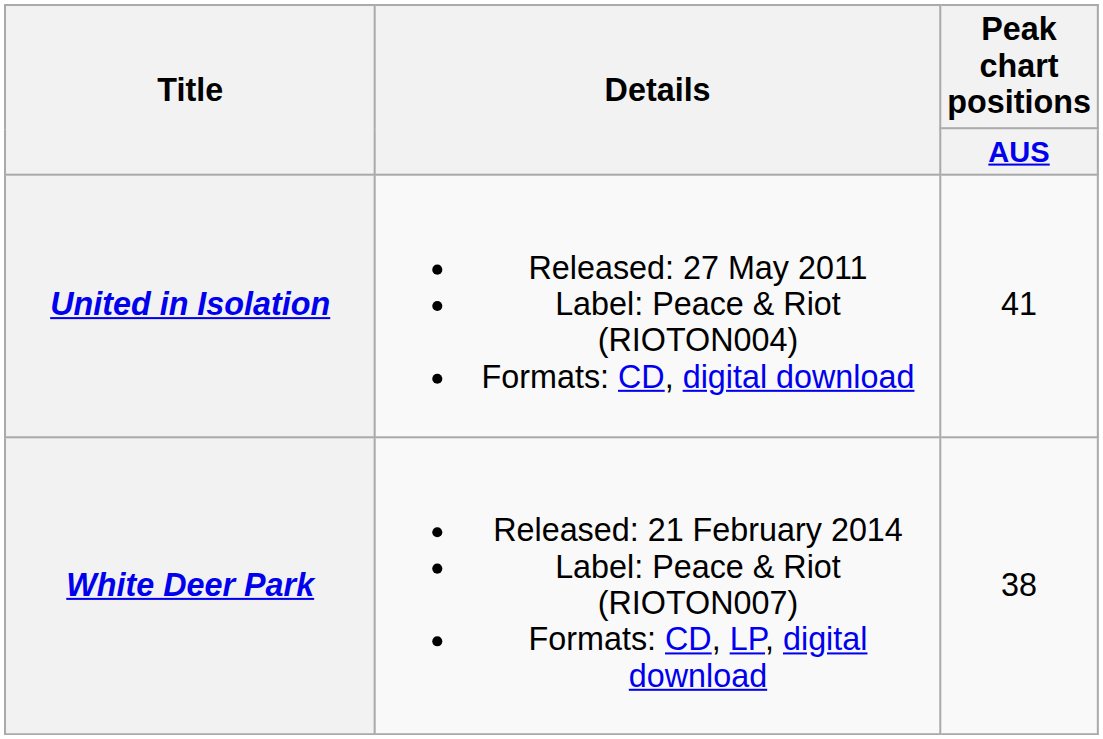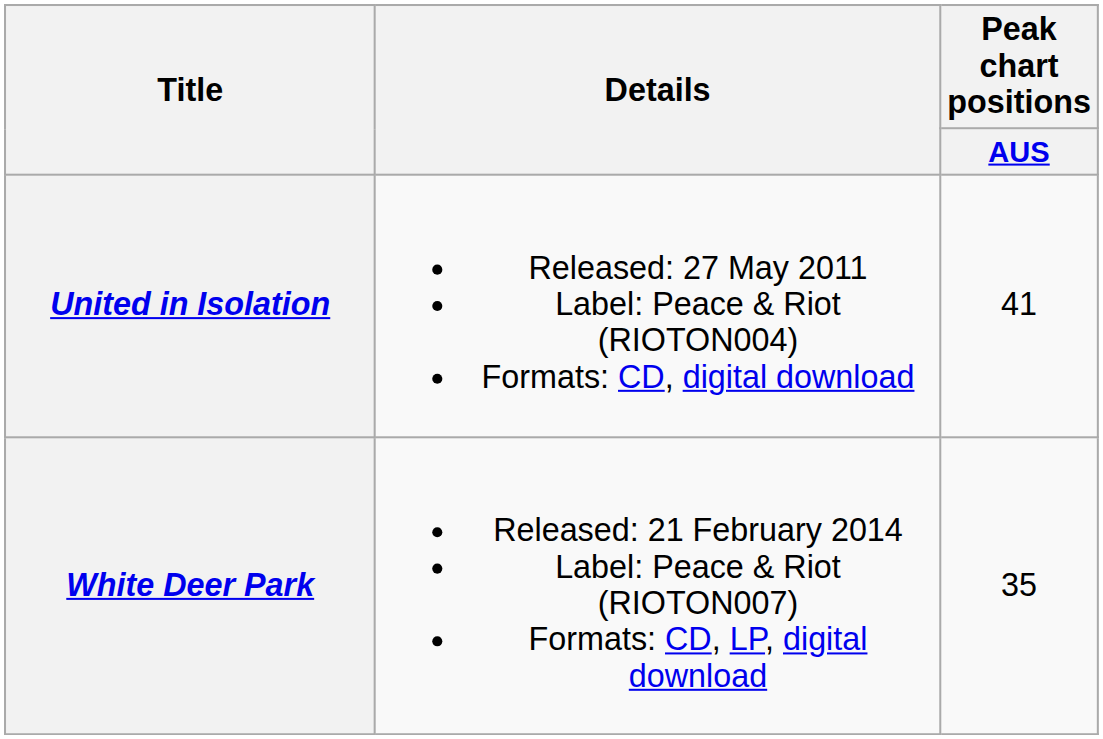(1019, 584) 38 -> (1019, 584) 35
